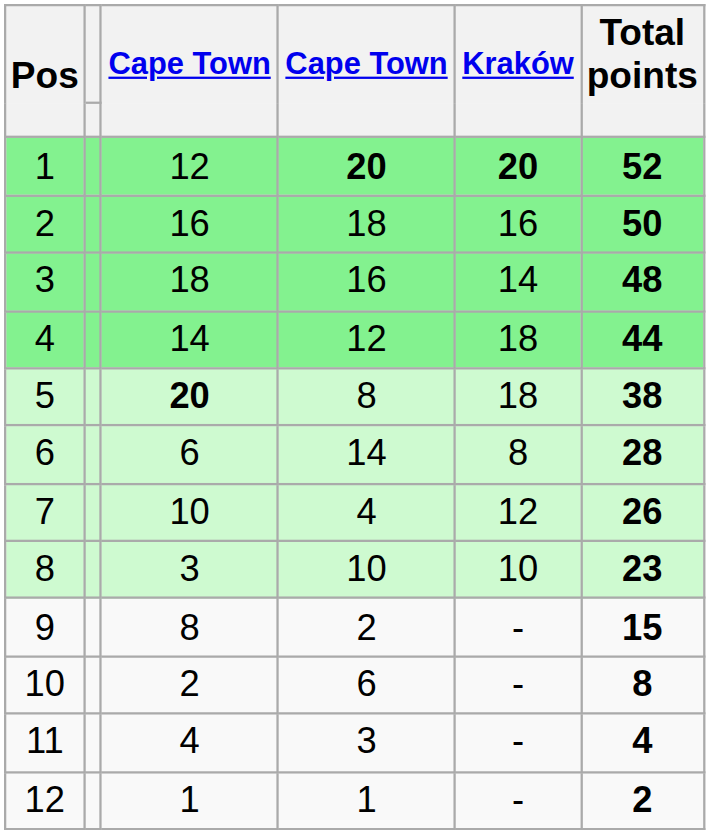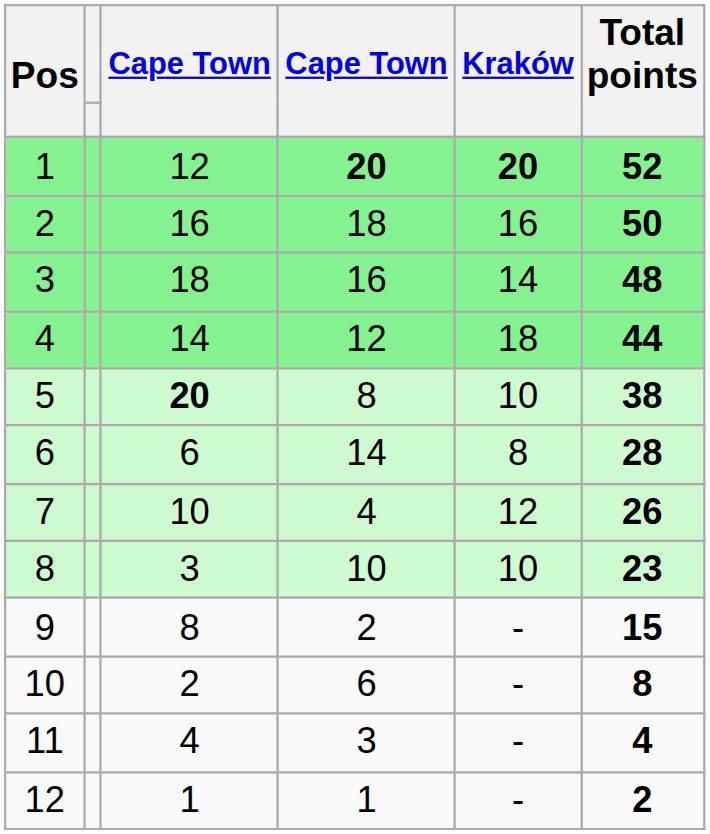(518, 396) 18 -> (518, 396) 10
